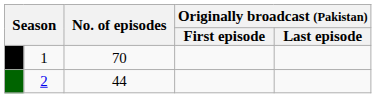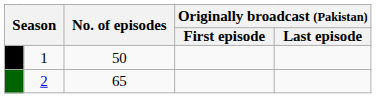(119, 57) 70 -> (119, 57) 50
(119, 81) 44 -> (119, 81) 65
